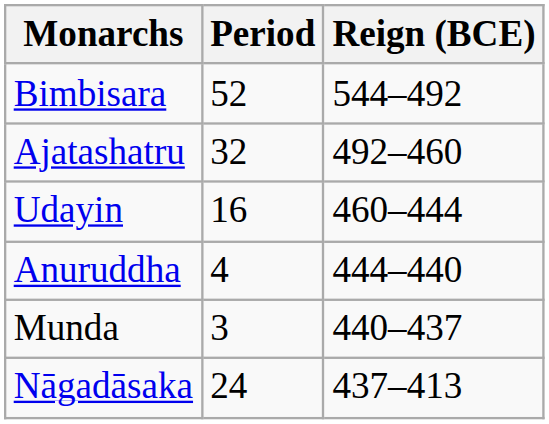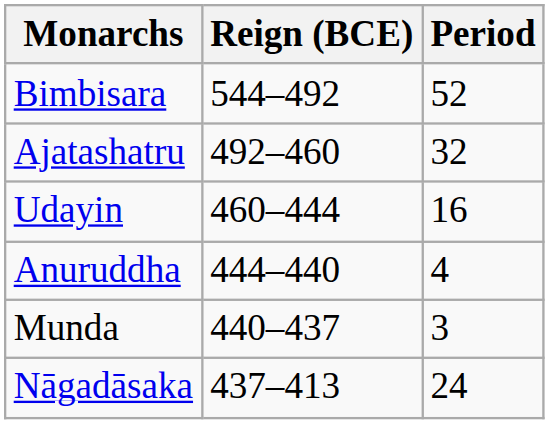columns swapped: (434, 33) <-> (263, 33)
